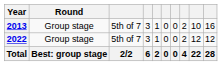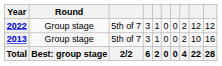rows swapped: (17, 26) <-> (17, 40)
